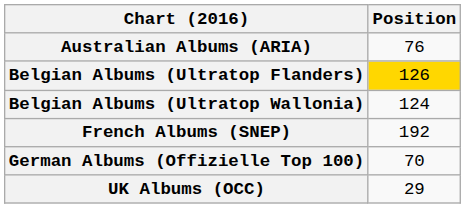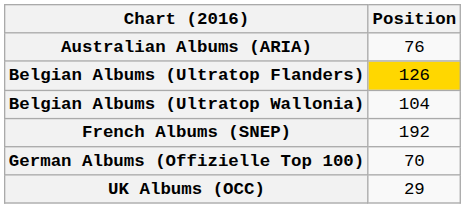(414, 104) 124 -> (414, 104) 104
